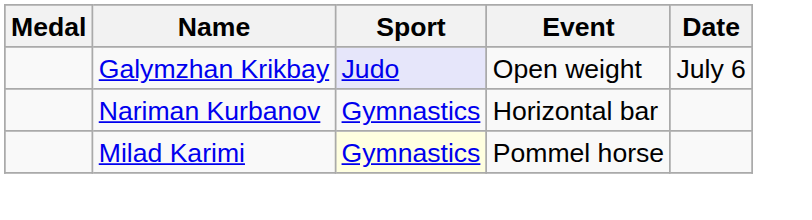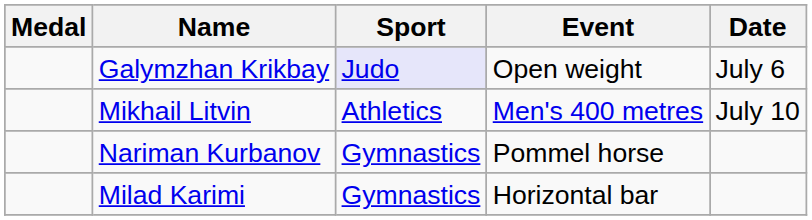+ row: (175, 110)
(575, 110) Horizontal bar -> (578, 152) Pommel horse
(411, 152) lightyellow background -> (411, 195) no background
(578, 152) Pommel horse -> (575, 195) Horizontal bar
